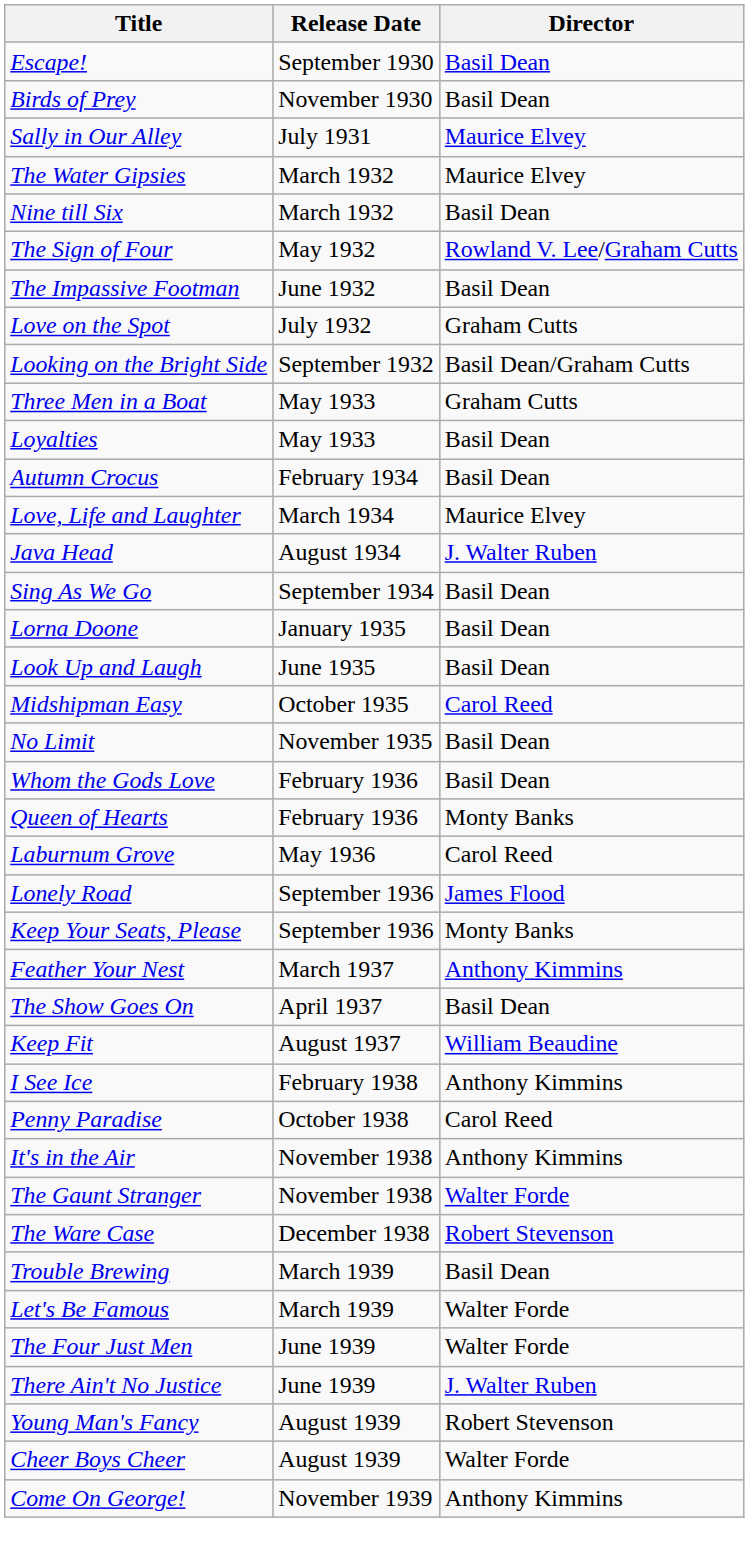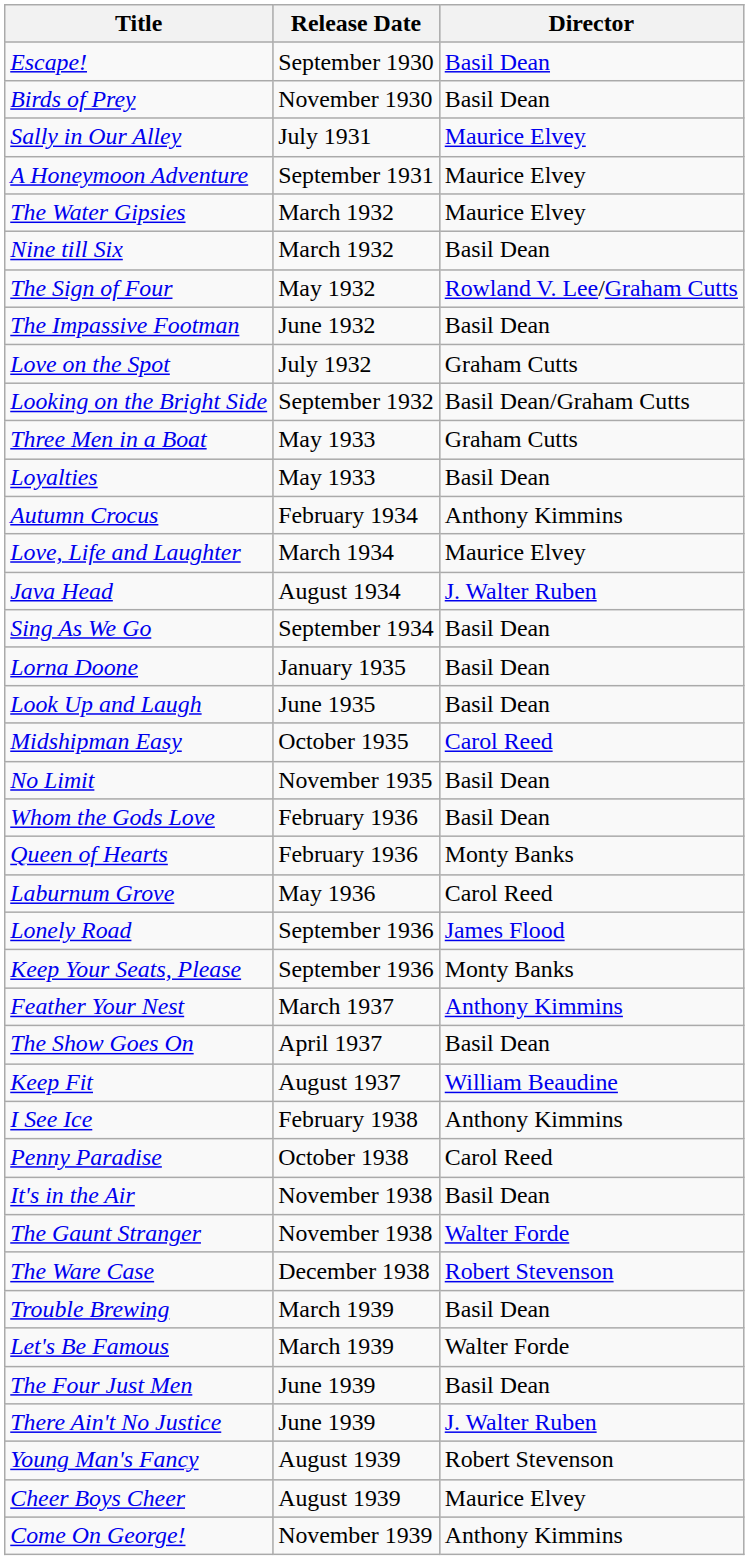+ row: (129, 174)
(497, 477) Basil Dean -> (534, 514) Anthony Kimmins
(534, 1157) Anthony Kimmins -> (497, 1195) Basil Dean
(507, 1346) Walter Forde -> (497, 1384) Basil Dean
(507, 1460) Walter Forde -> (515, 1497) Maurice Elvey
